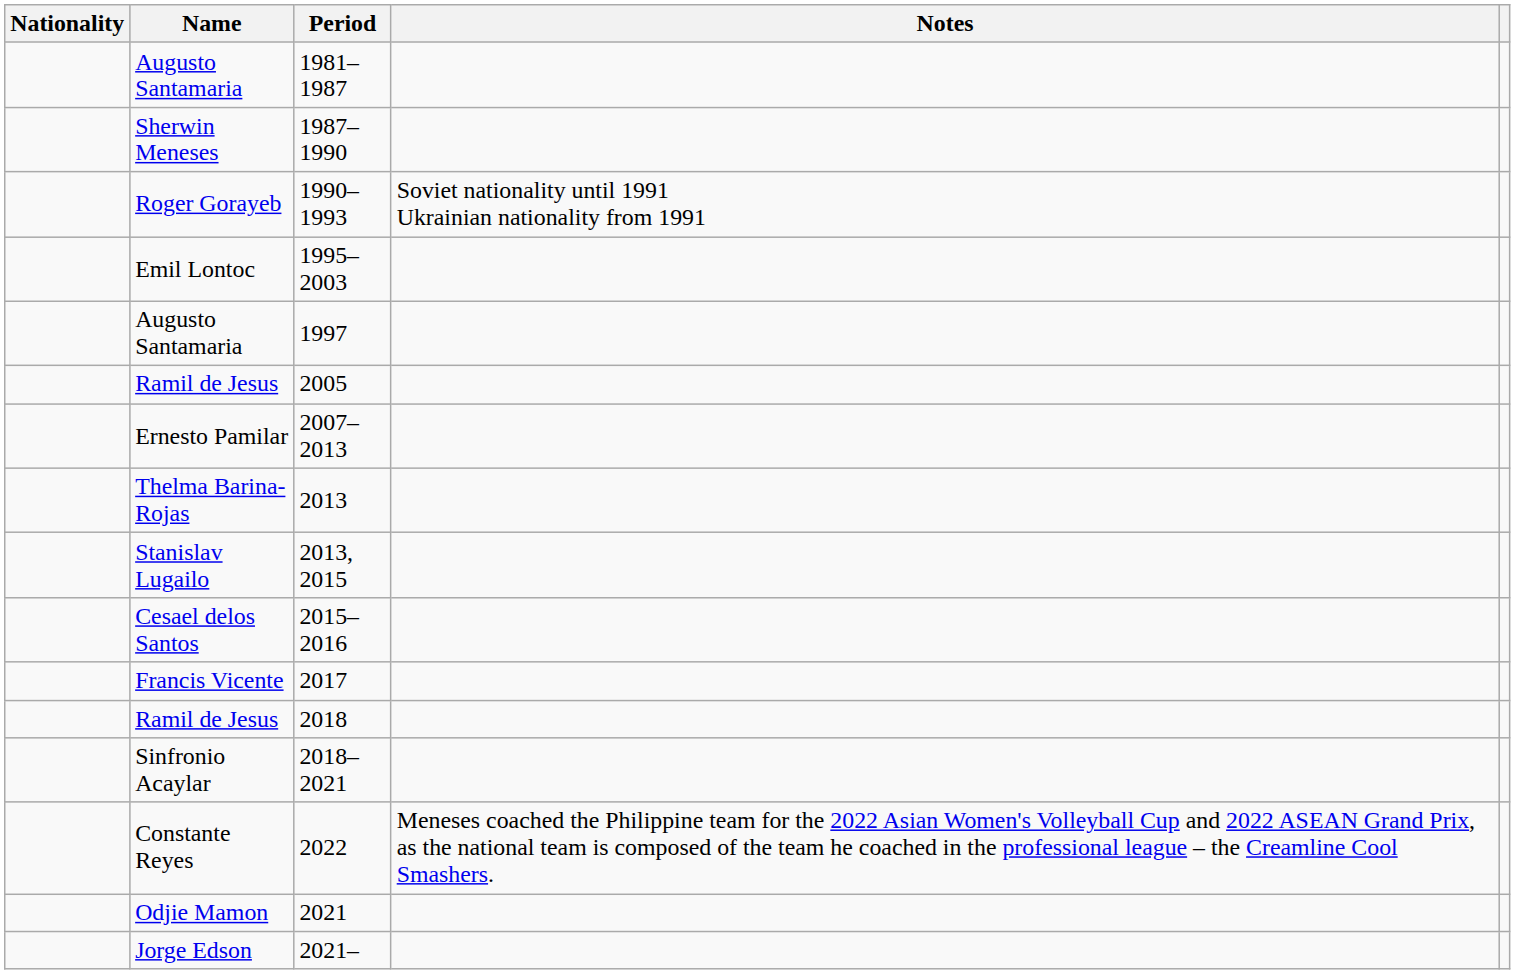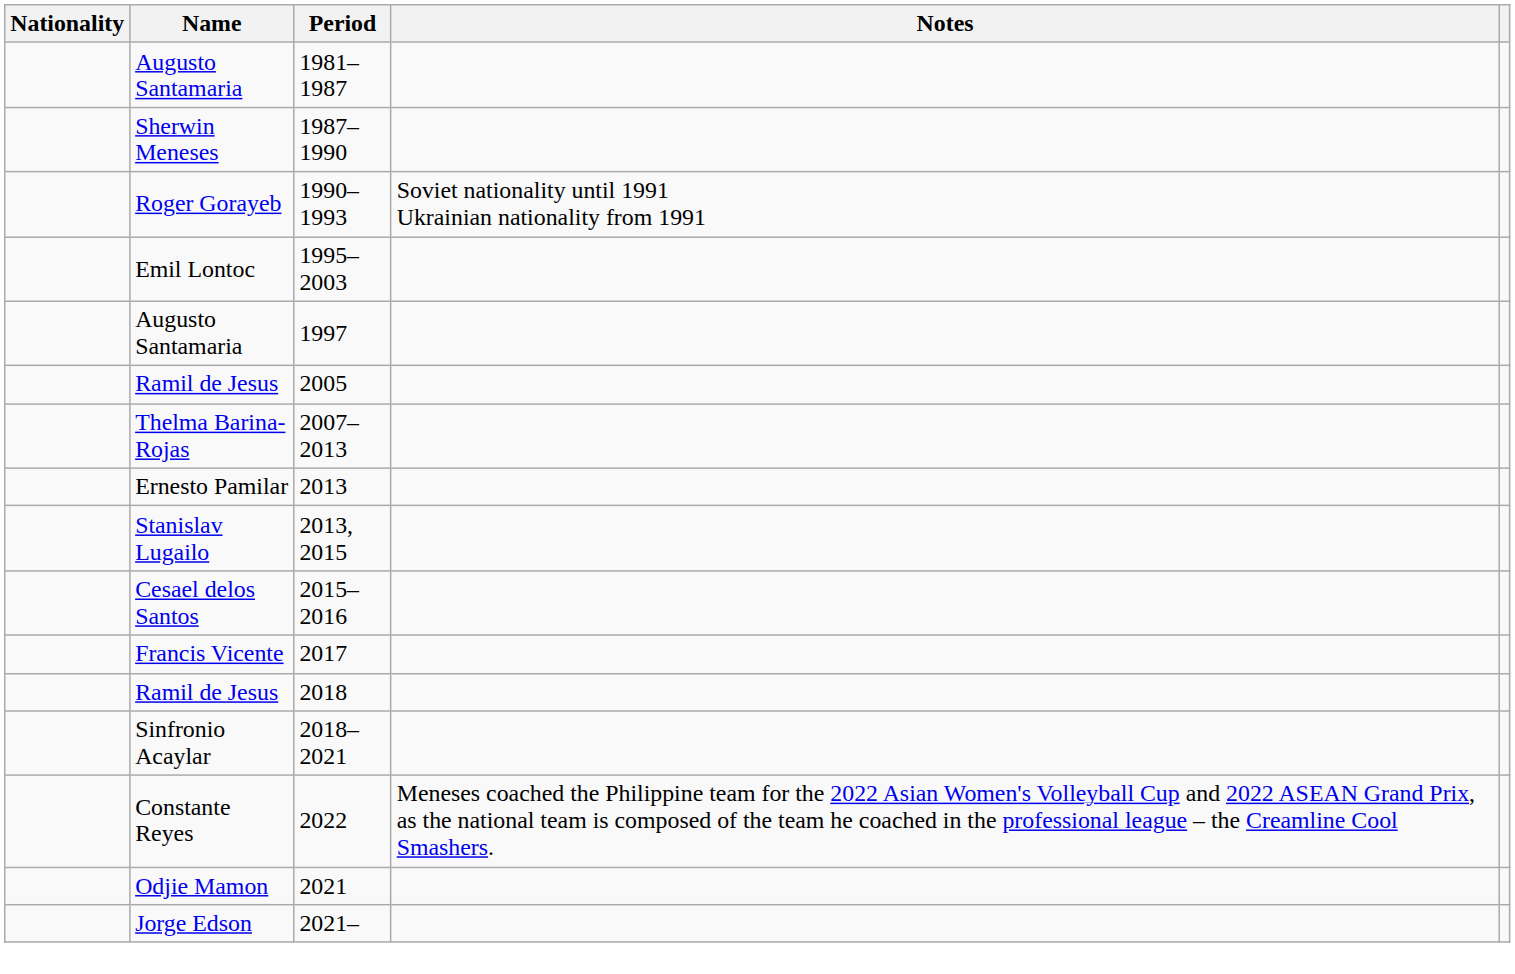(212, 435) Ernesto Pamilar -> (210, 435) Thelma Barina-Rojas
(210, 500) Thelma Barina-Rojas -> (212, 486) Ernesto Pamilar
